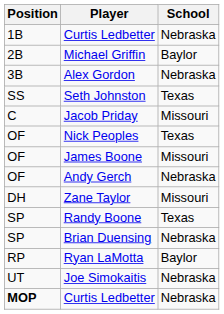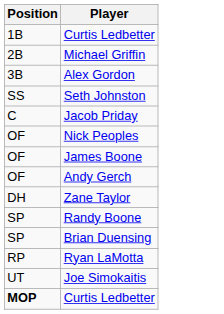- column: (188, 14)
